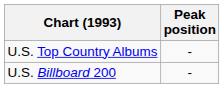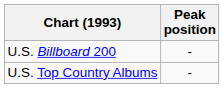rows swapped: (82, 51) <-> (62, 72)
